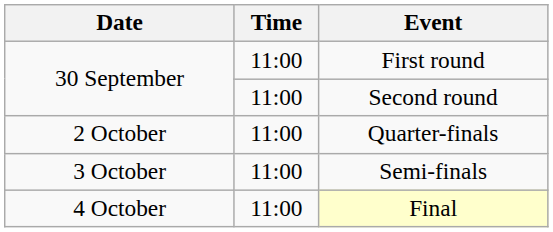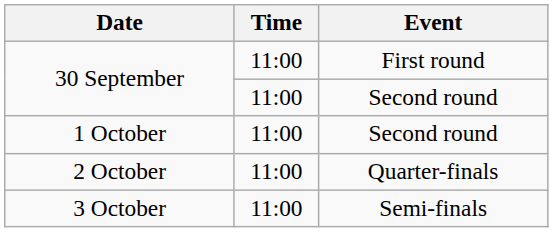+ row: (120, 134)
- row: (120, 208)
